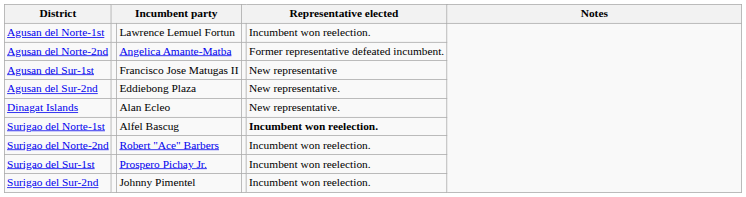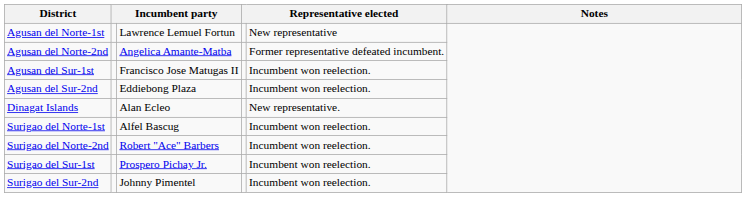(310, 33) Incumbent won reelection. -> (293, 33) New representative
(293, 70) New representative -> (310, 70) Incumbent won reelection.
(295, 89) New representative. -> (310, 89) Incumbent won reelection.
(314, 126) bold -> (310, 126) normal
